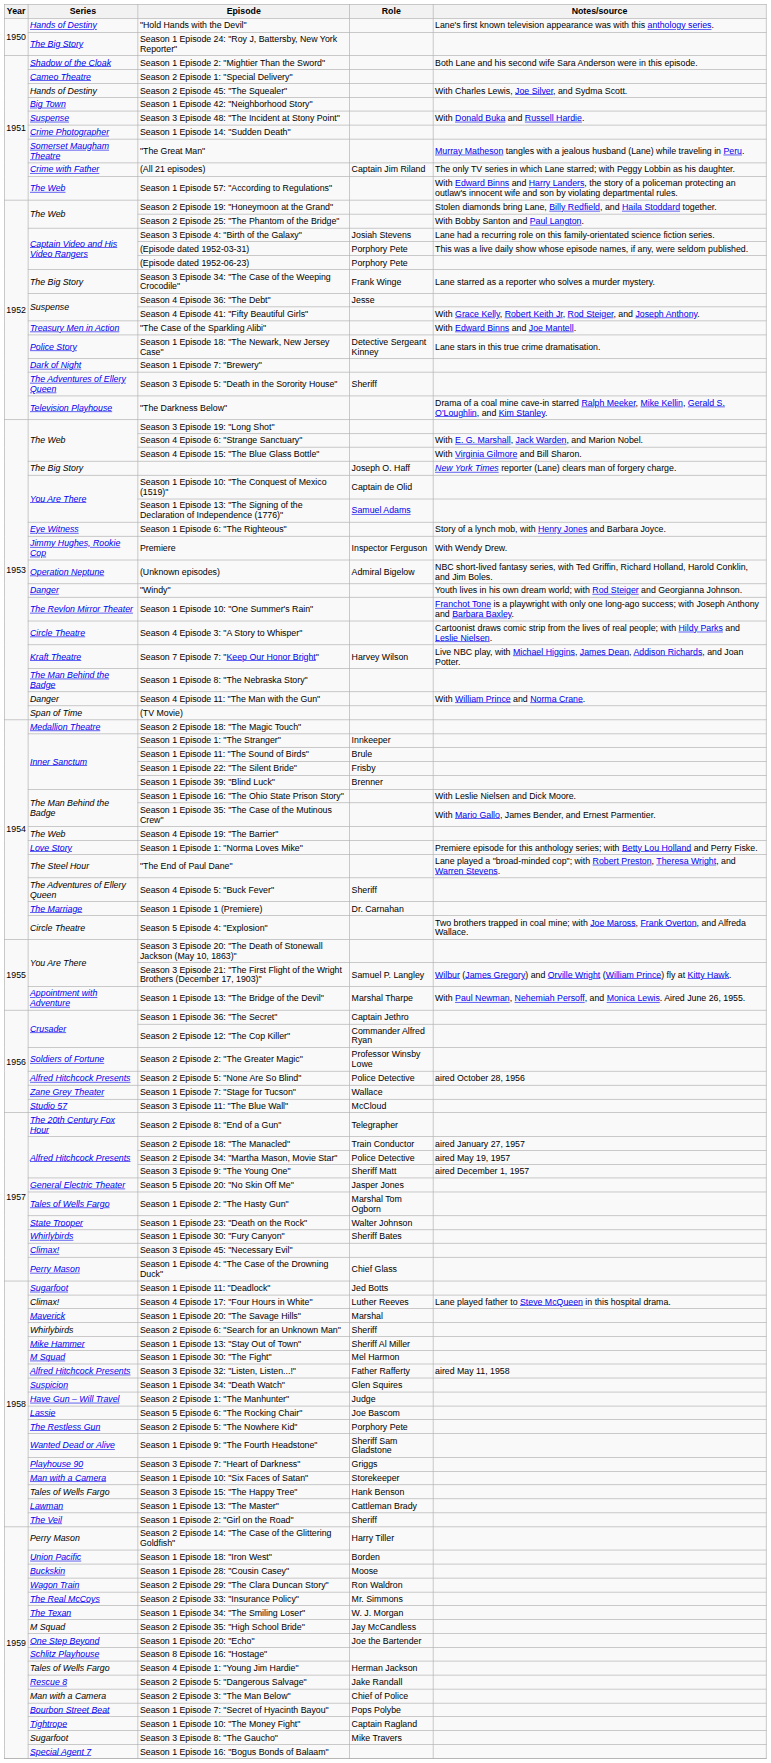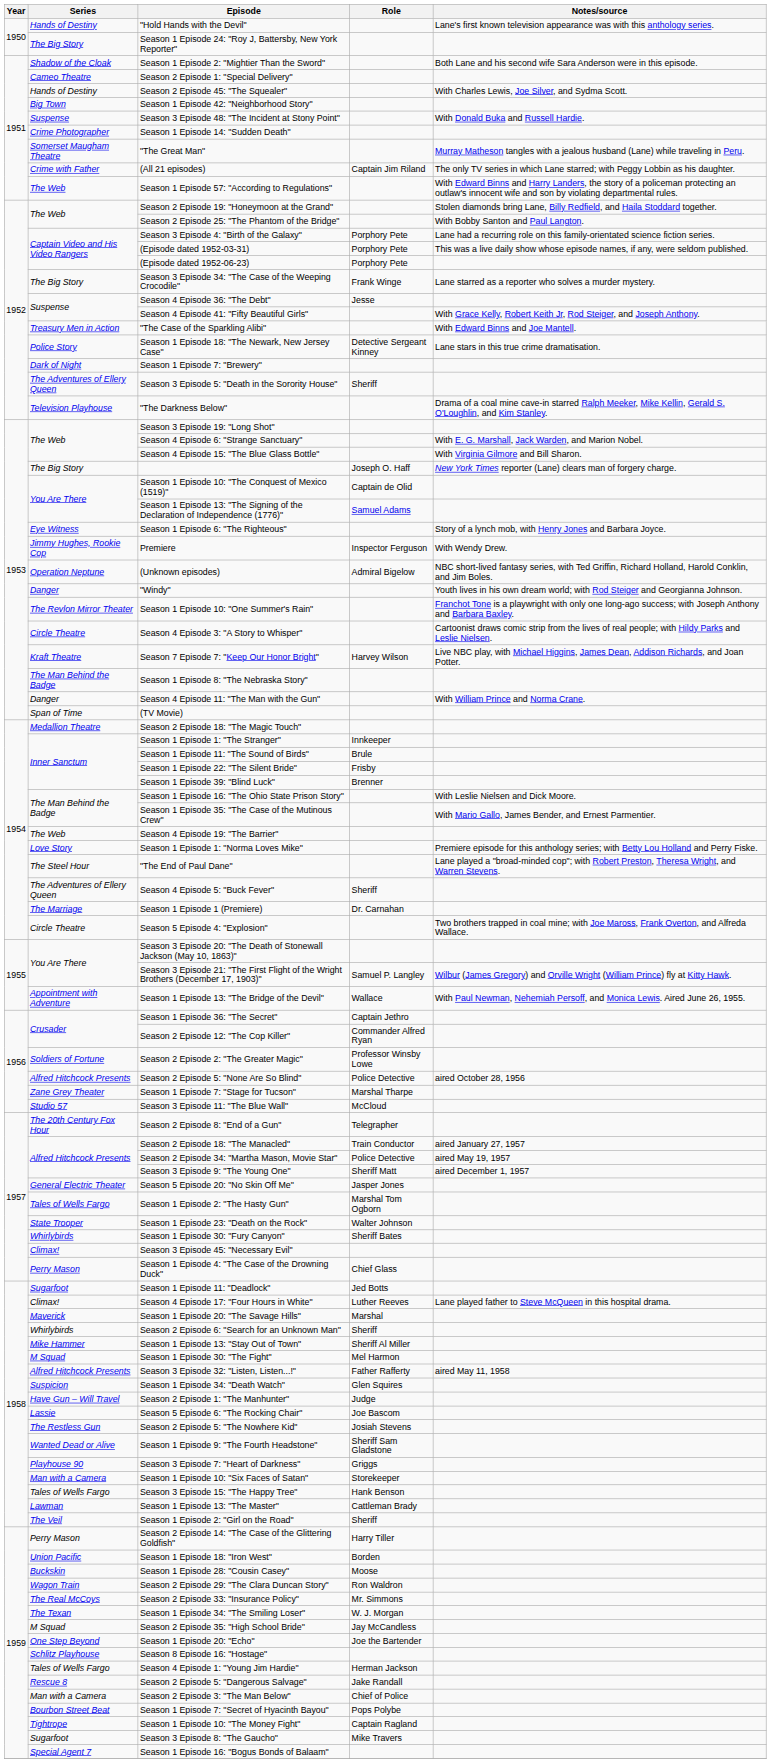(381, 235) Josiah Stevens -> (380, 235) Porphory Pete
(382, 999) Marshal Tharpe -> (367, 999) Wallace
(367, 1092) Wallace -> (382, 1092) Marshal Tharpe
(380, 1427) Porphory Pete -> (381, 1427) Josiah Stevens
